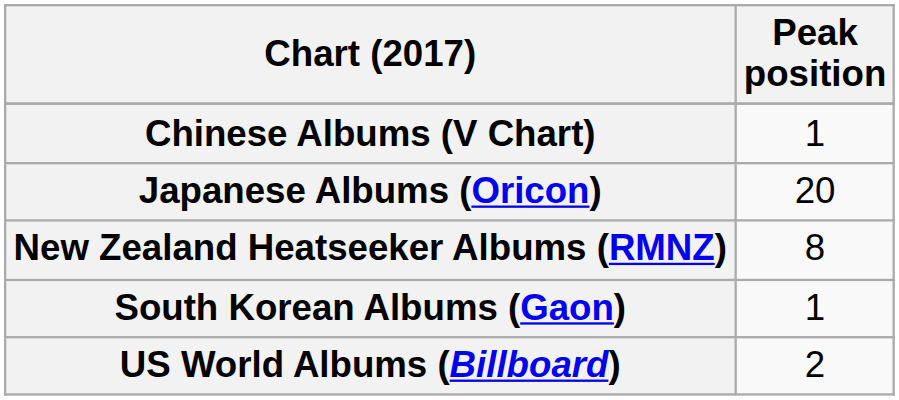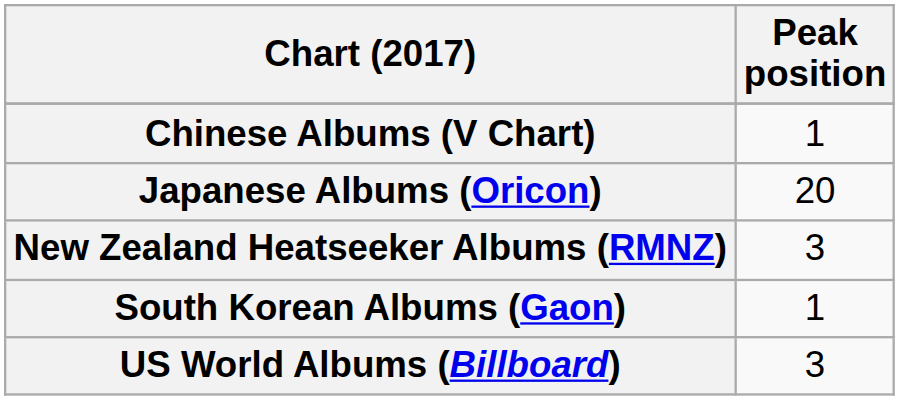(815, 249) 8 -> (815, 249) 3
(815, 365) 2 -> (815, 365) 3
